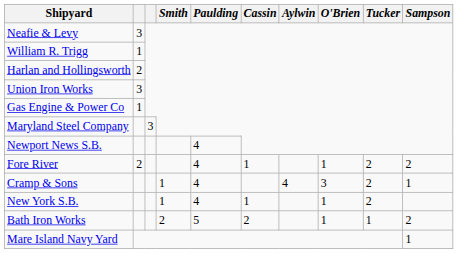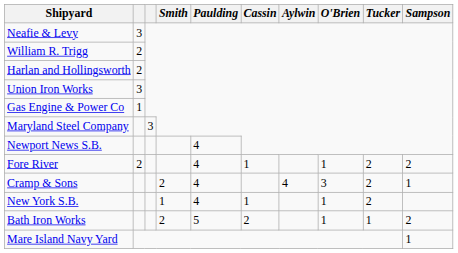(139, 51) 1 -> (139, 51) 2
(162, 182) 1 -> (162, 182) 2
